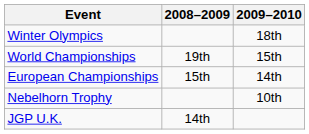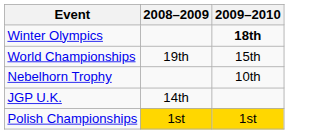(269, 35) normal -> (248, 35) bold
- row: (83, 77)
+ row: (72, 118)
